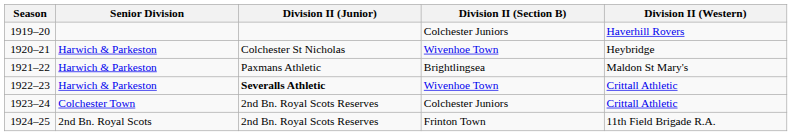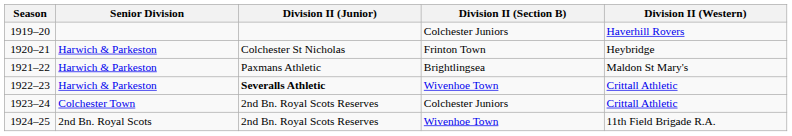(461, 49) Wivenhoe Town -> (455, 49) Frinton Town
(455, 121) Frinton Town -> (461, 121) Wivenhoe Town
